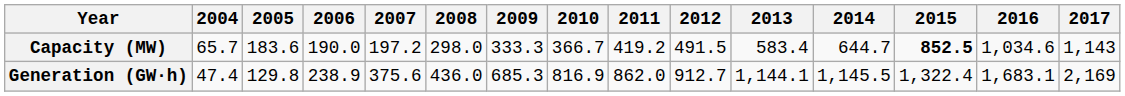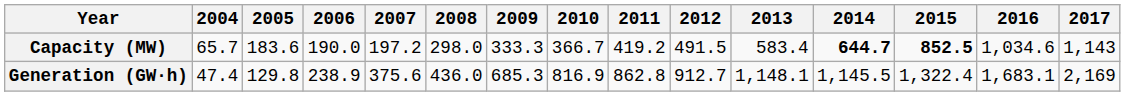(864, 48) normal -> (864, 48) bold
(639, 76) 862.0 -> (639, 76) 862.8
(772, 76) 1,144.1 -> (772, 76) 1,148.1
